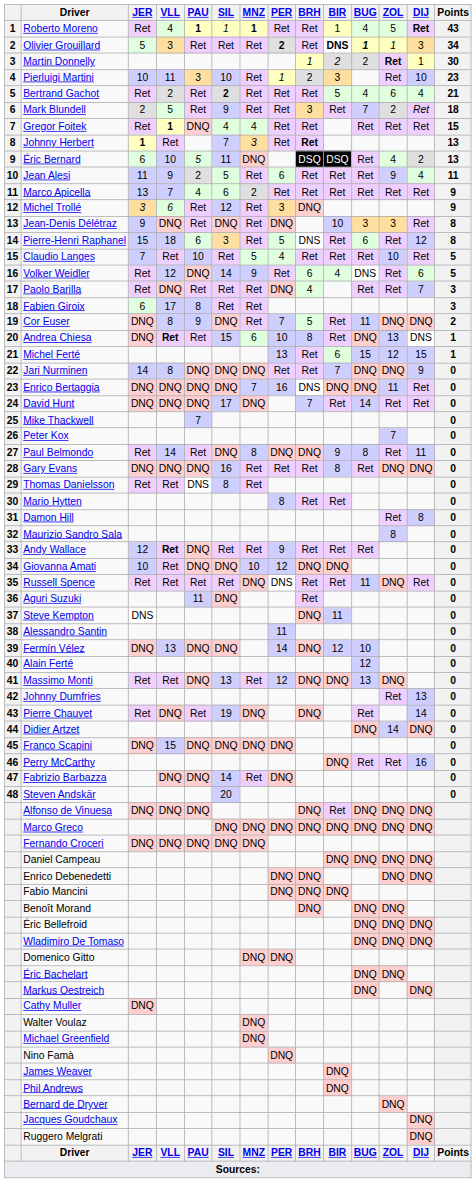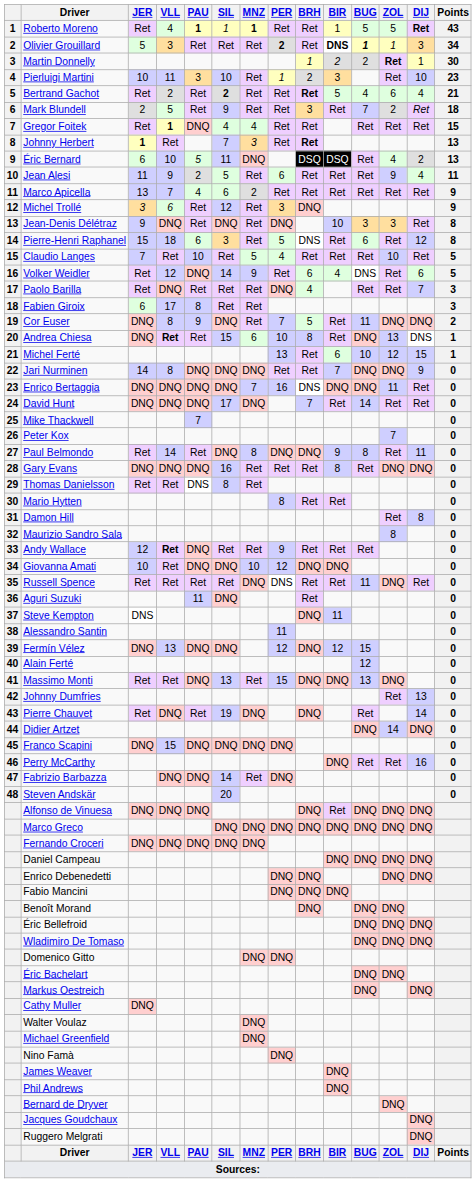(365, 28) 4 -> (365, 28) 5
(310, 94) normal -> (310, 94) bold
(365, 354) 15 -> (365, 354) 10
(282, 648) 14 -> (282, 648) 12
(365, 648) 10 -> (365, 648) 15
(282, 680) 12 -> (282, 680) 15
